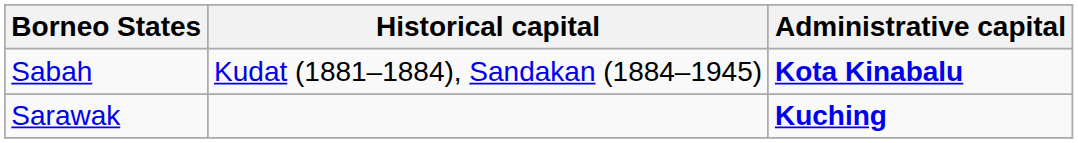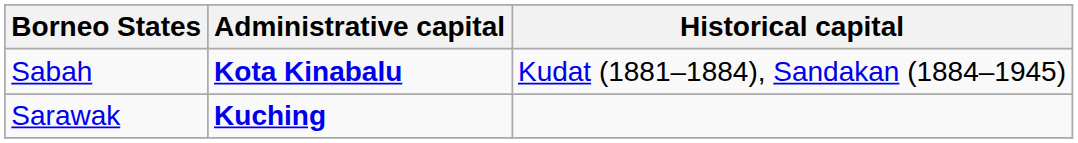columns swapped: (920, 26) <-> (488, 26)
